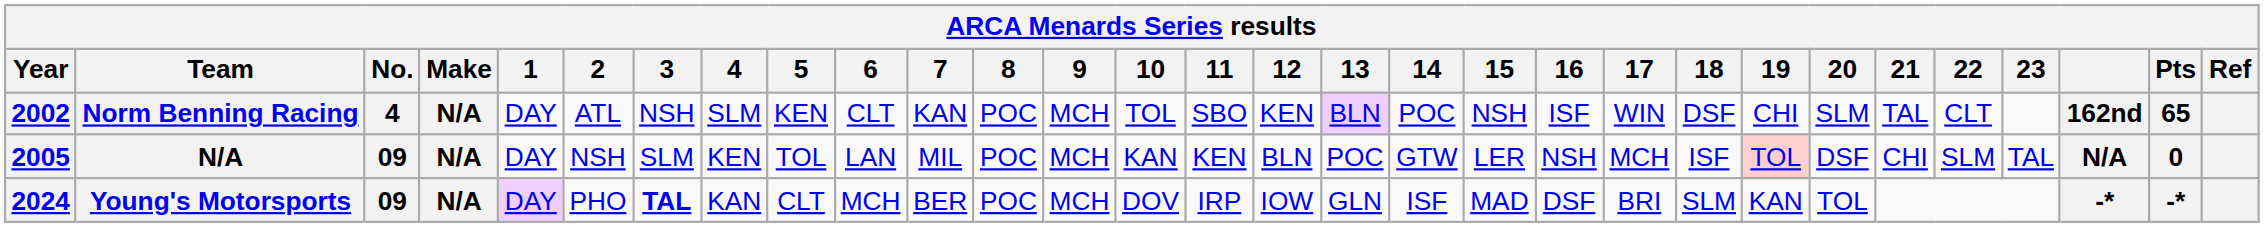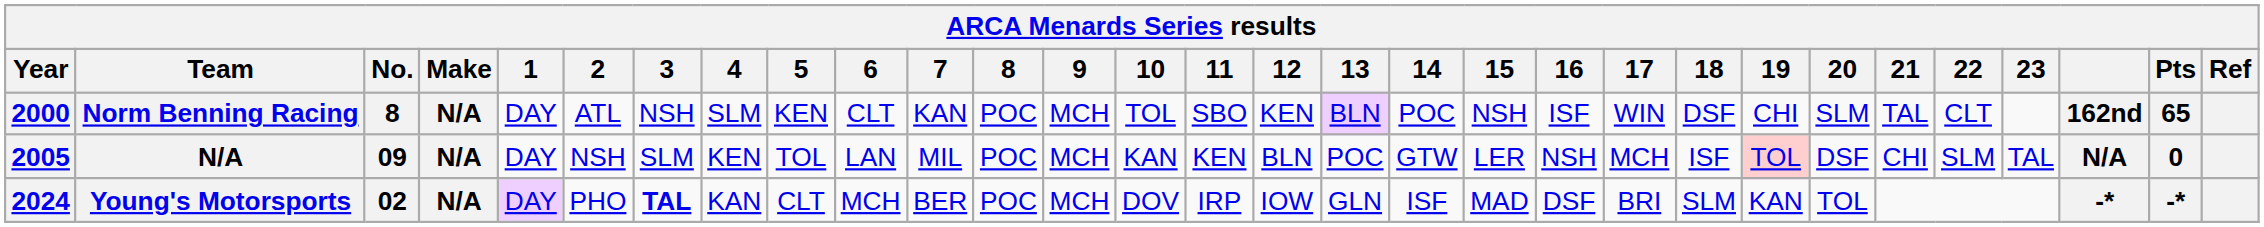(41, 113) 2002 -> (41, 113) 2000
(392, 113) 4 -> (392, 113) 8
(392, 200) 09 -> (392, 200) 02
